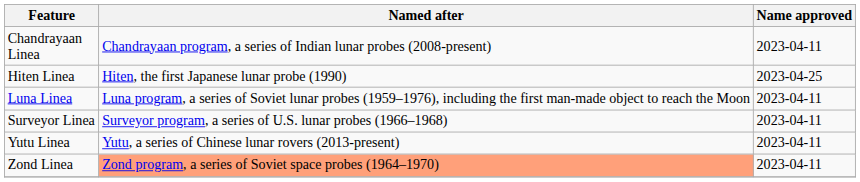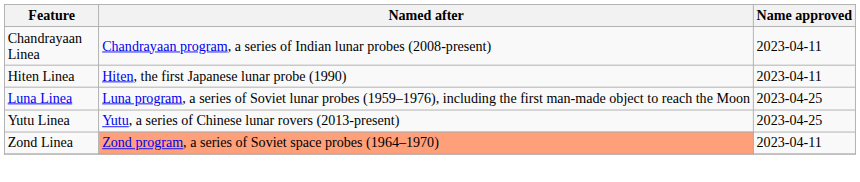(789, 76) 2023-04-25 -> (789, 76) 2023-04-11
(789, 98) 2023-04-11 -> (789, 98) 2023-04-25
- row: (51, 120)
(789, 143) 2023-04-11 -> (789, 120) 2023-04-25
